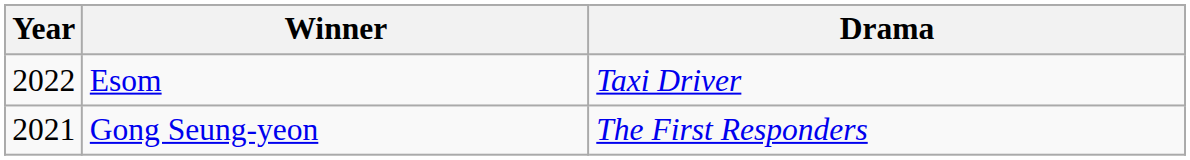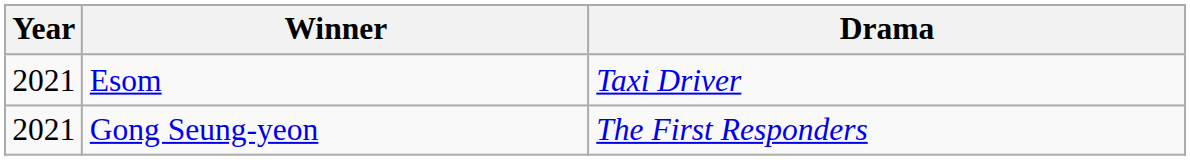(44, 79) 2022 -> (44, 79) 2021
